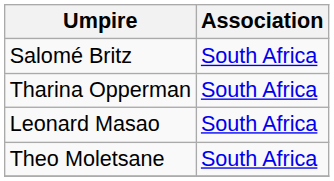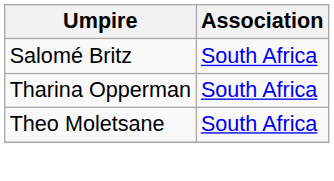- row: (85, 124)
